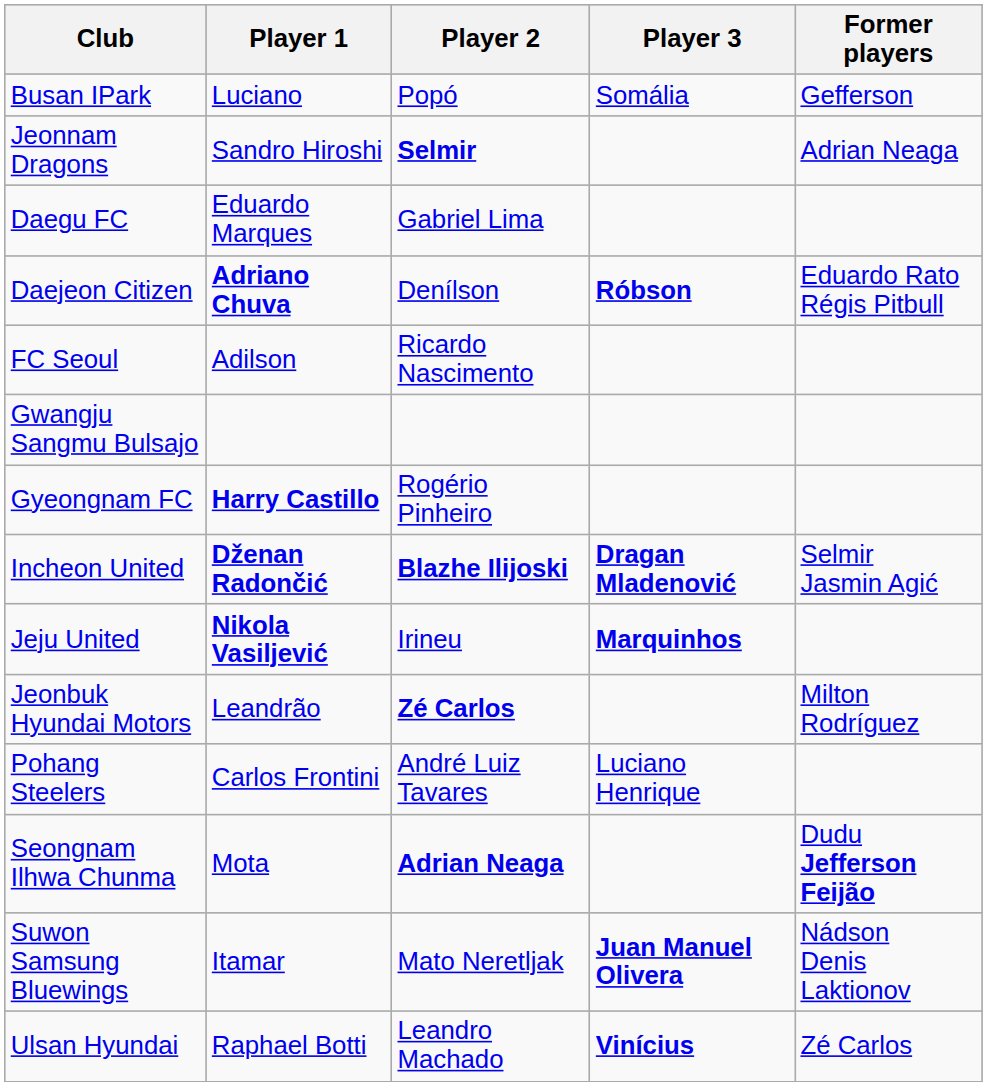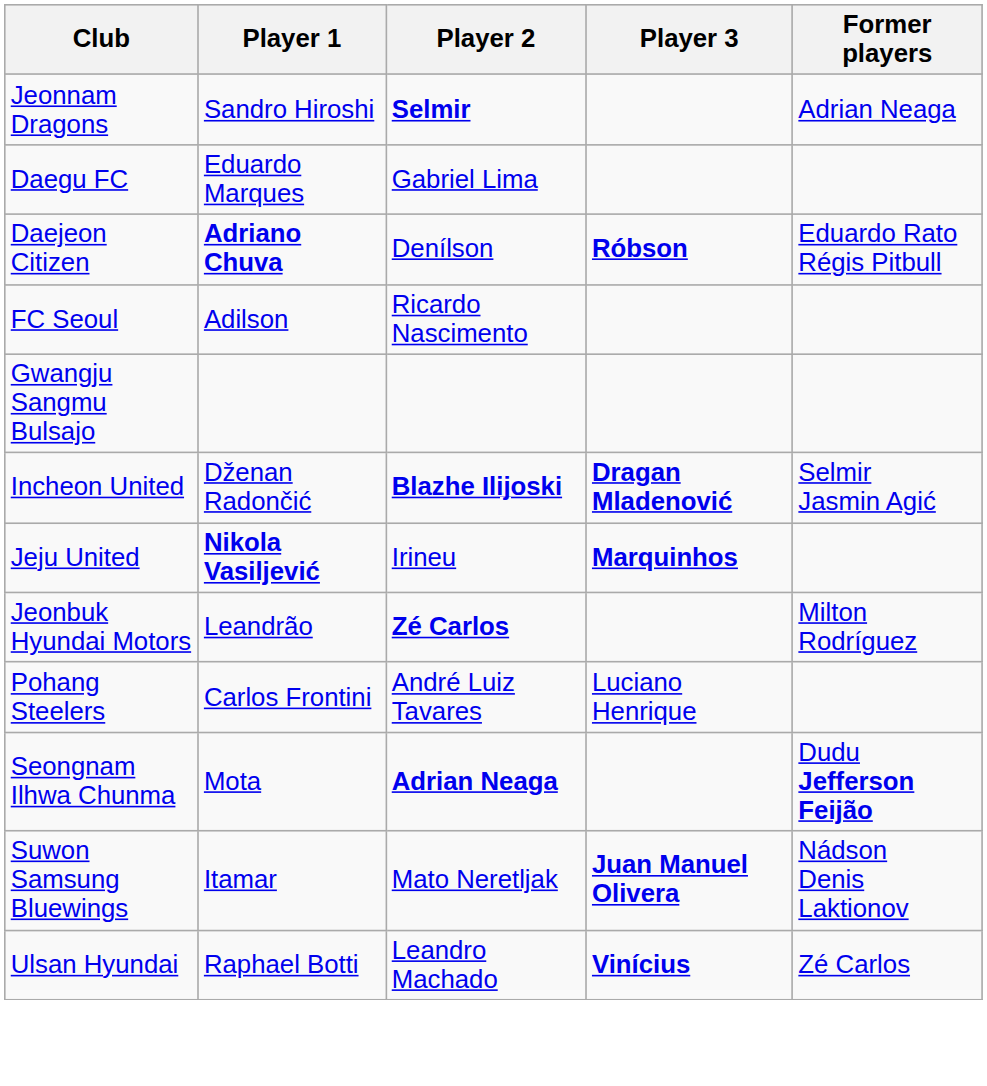- row: (81, 94)
- row: (102, 499)
(270, 569) bold -> (258, 487) normal
